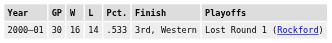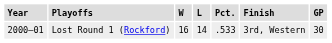columns swapped: (57, 13) <-> (226, 13)
